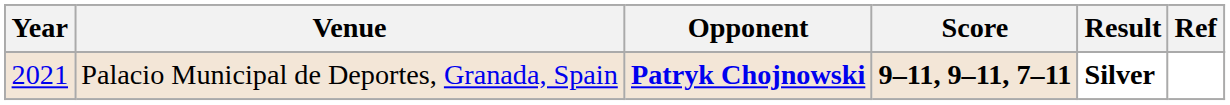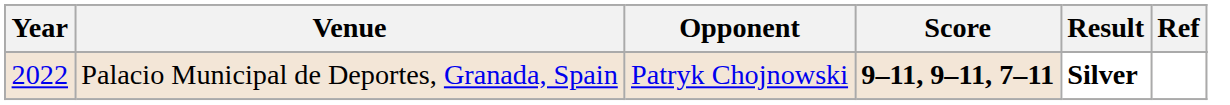(40, 74) 2021 -> (40, 74) 2022
(748, 74) bold -> (740, 74) normal
